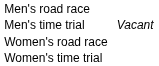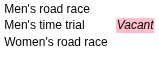(135, 25) no background -> (135, 25) pink background
- row: (53, 58)
